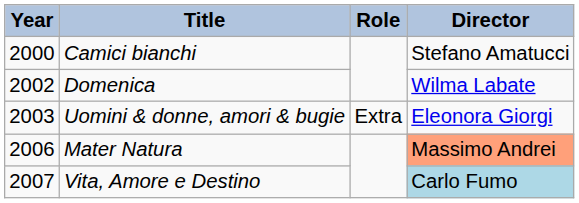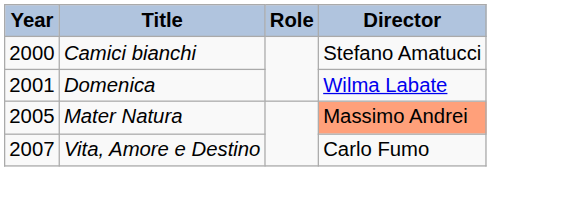(32, 85) 2002 -> (32, 85) 2001
- row: (205, 117)
(32, 149) 2006 -> (32, 117) 2005
(464, 181) lightblue background -> (376, 149) no background
